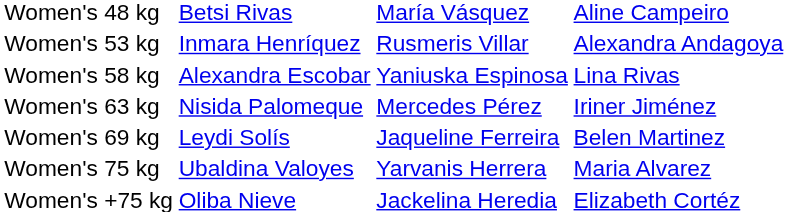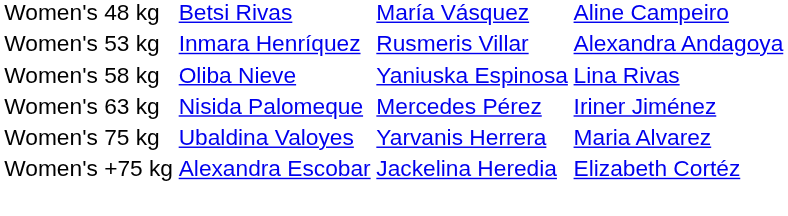(275, 75) Alexandra Escobar -> (237, 75) Oliba Nieve
- row: (82, 137)
(237, 200) Oliba Nieve -> (275, 169) Alexandra Escobar
